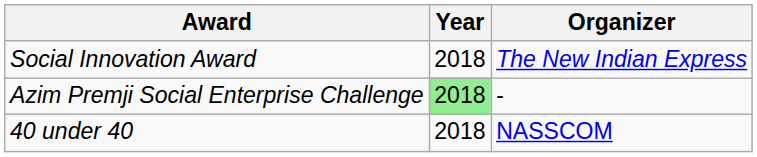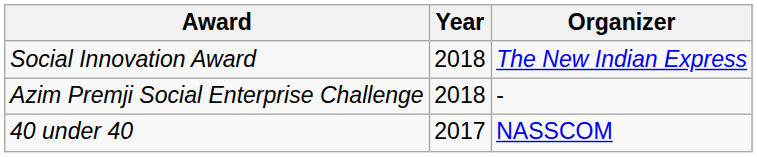(460, 95) lightgreen background -> (460, 95) no background
(460, 132) 2018 -> (460, 132) 2017
